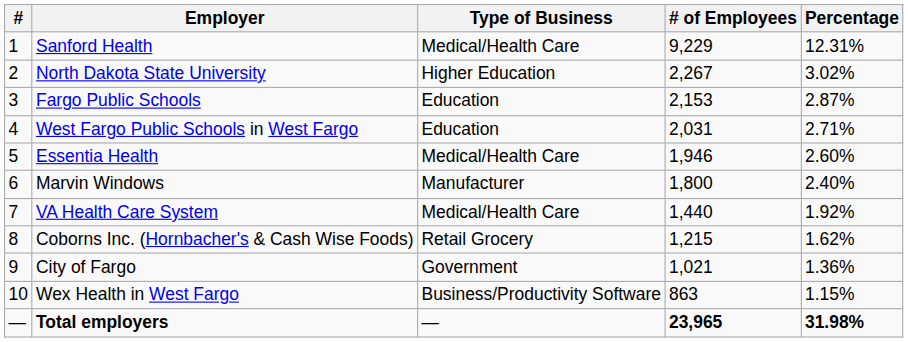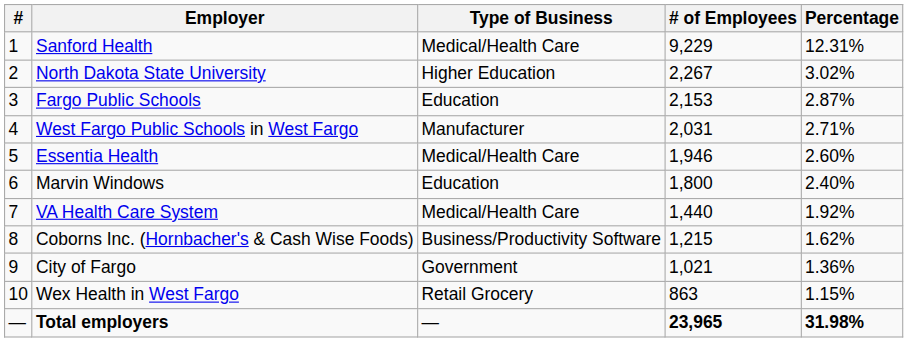(460, 128) Education -> (473, 128) Manufacturer
(473, 184) Manufacturer -> (460, 184) Education
(477, 239) Retail Grocery -> (541, 239) Business/Productivity Software
(541, 294) Business/Productivity Software -> (477, 294) Retail Grocery
